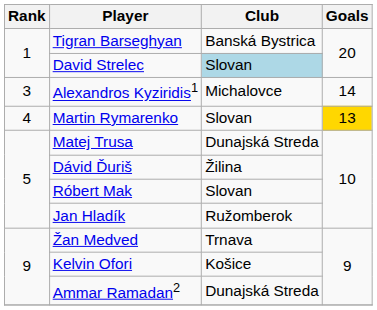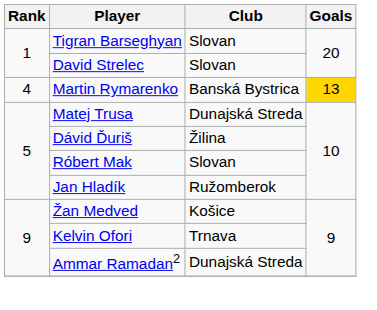(260, 41) Banská Bystrica -> (212, 41) Slovan
(229, 65) lightblue background -> (212, 65) no background
- row: (125, 91)
(229, 118) Slovan -> (244, 89) Banská Bystrica
(229, 240) Trnava -> (212, 211) Košice
(228, 264) Košice -> (213, 235) Trnava
